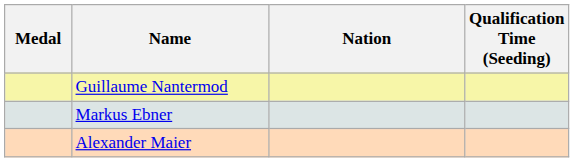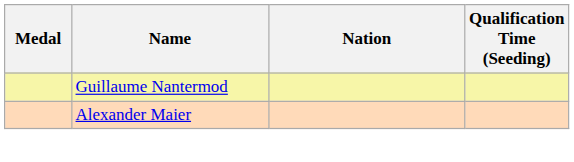- row: (124, 115)
